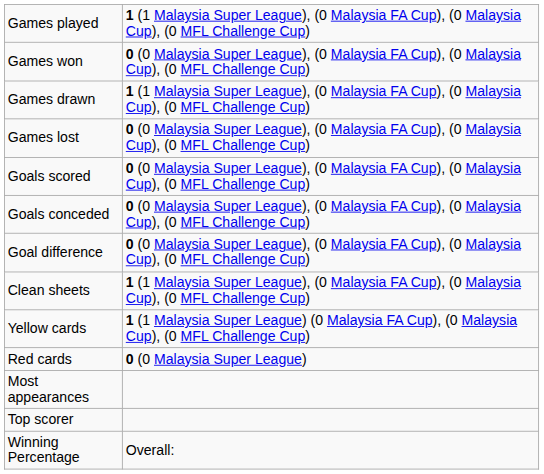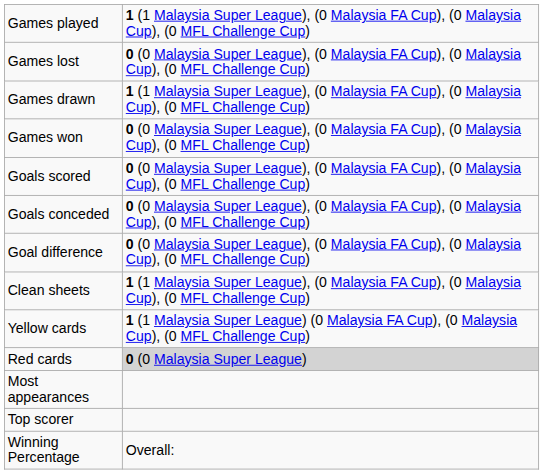rows swapped: (45, 61) <-> (43, 138)
(216, 359) no background -> (216, 359) lightgrey background
